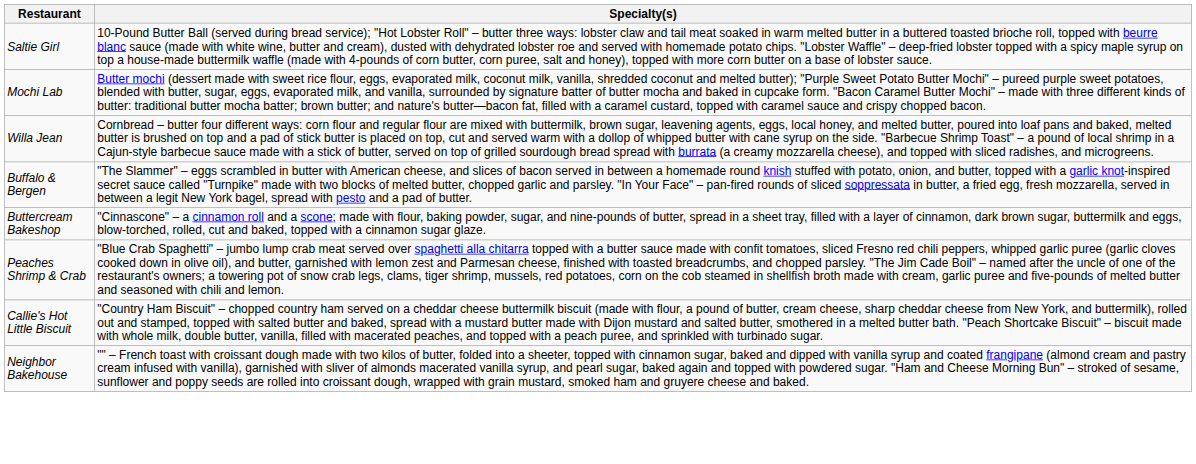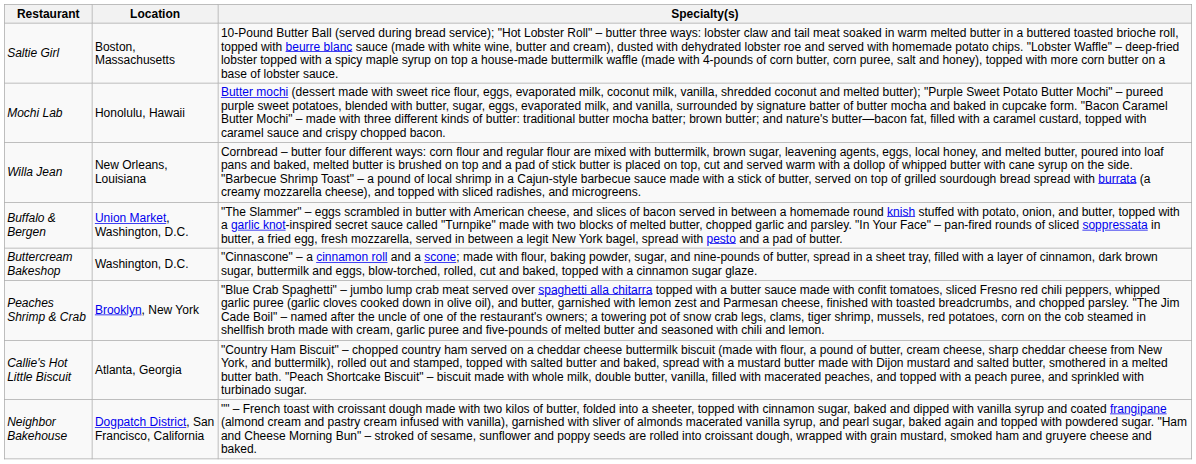+ column: (155, 14)
